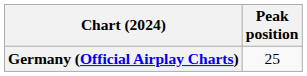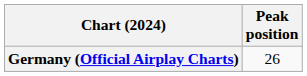(272, 58) 25 -> (272, 58) 26
